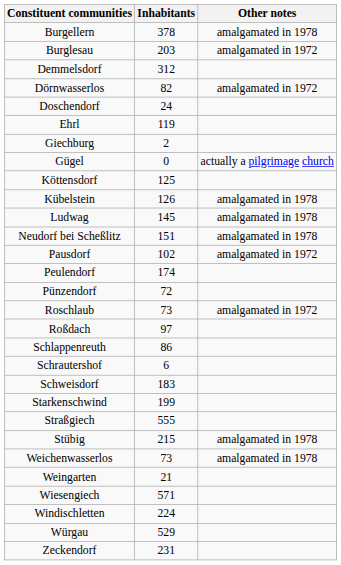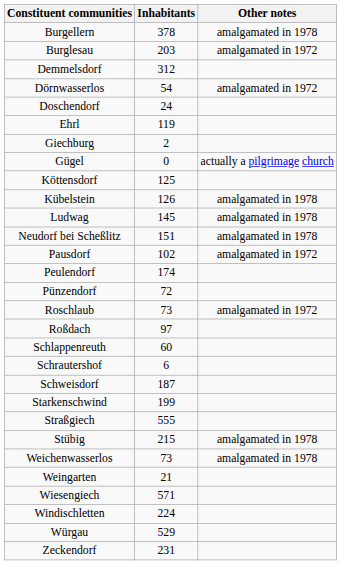(166, 87) 82 -> (166, 87) 54
(166, 347) 86 -> (166, 347) 60
(166, 384) 183 -> (166, 384) 187
